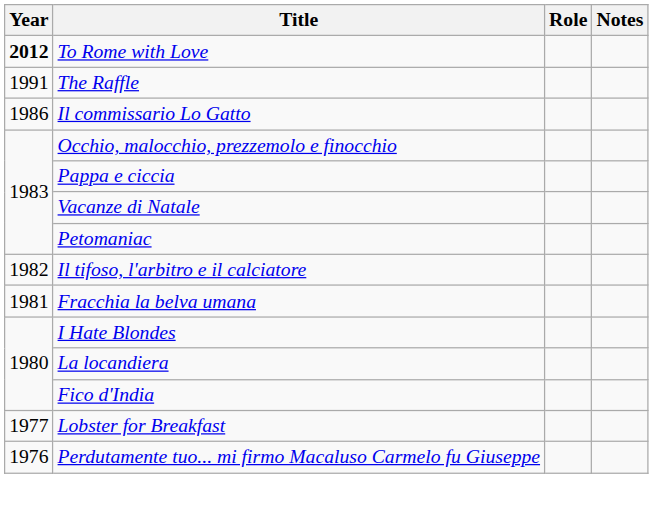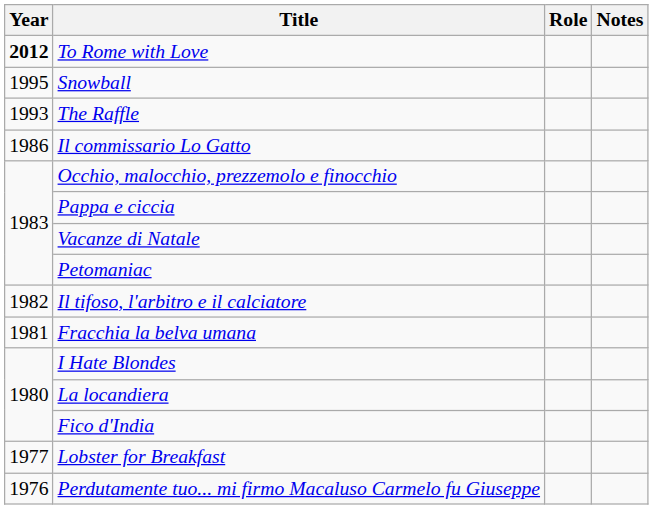+ row: (94, 82)
(29, 82) 1991 -> (29, 113) 1993
